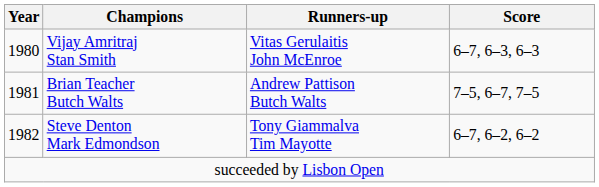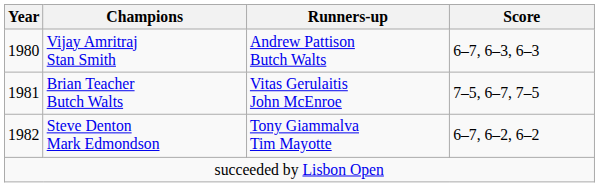(299, 50) Vitas Gerulaitis John McEnroe -> (302, 50) Andrew Pattison Butch Walts
(302, 93) Andrew Pattison Butch Walts -> (299, 93) Vitas Gerulaitis John McEnroe
